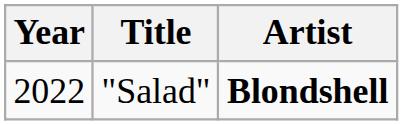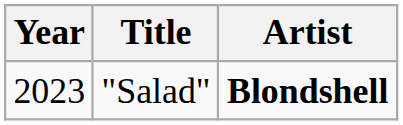(49, 89) 2022 -> (49, 89) 2023
